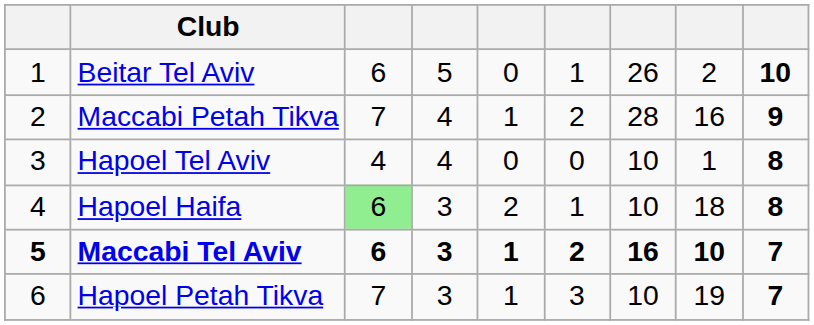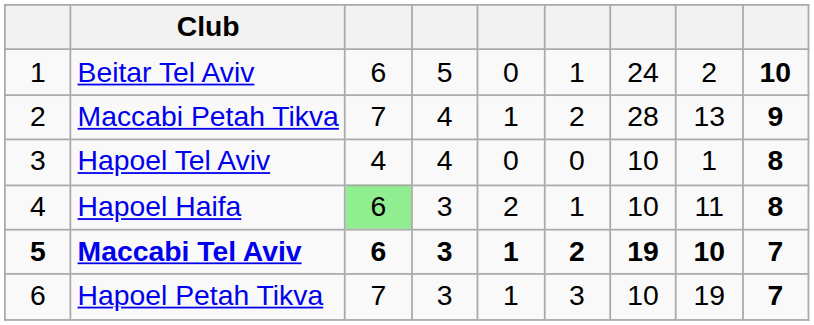(643, 71) 26 -> (643, 71) 24
(709, 116) 16 -> (709, 116) 13
(709, 206) 18 -> (709, 206) 11
(643, 251) 16 -> (643, 251) 19
